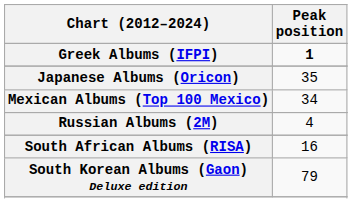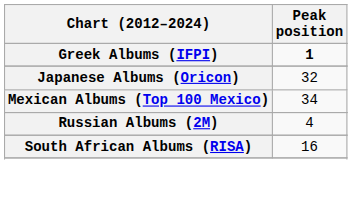(309, 78) 35 -> (309, 78) 32
- row: (138, 178)
